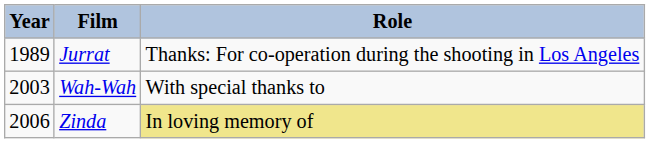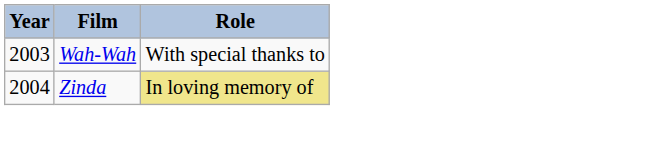- row: (84, 54)
(30, 121) 2006 -> (30, 88) 2004
